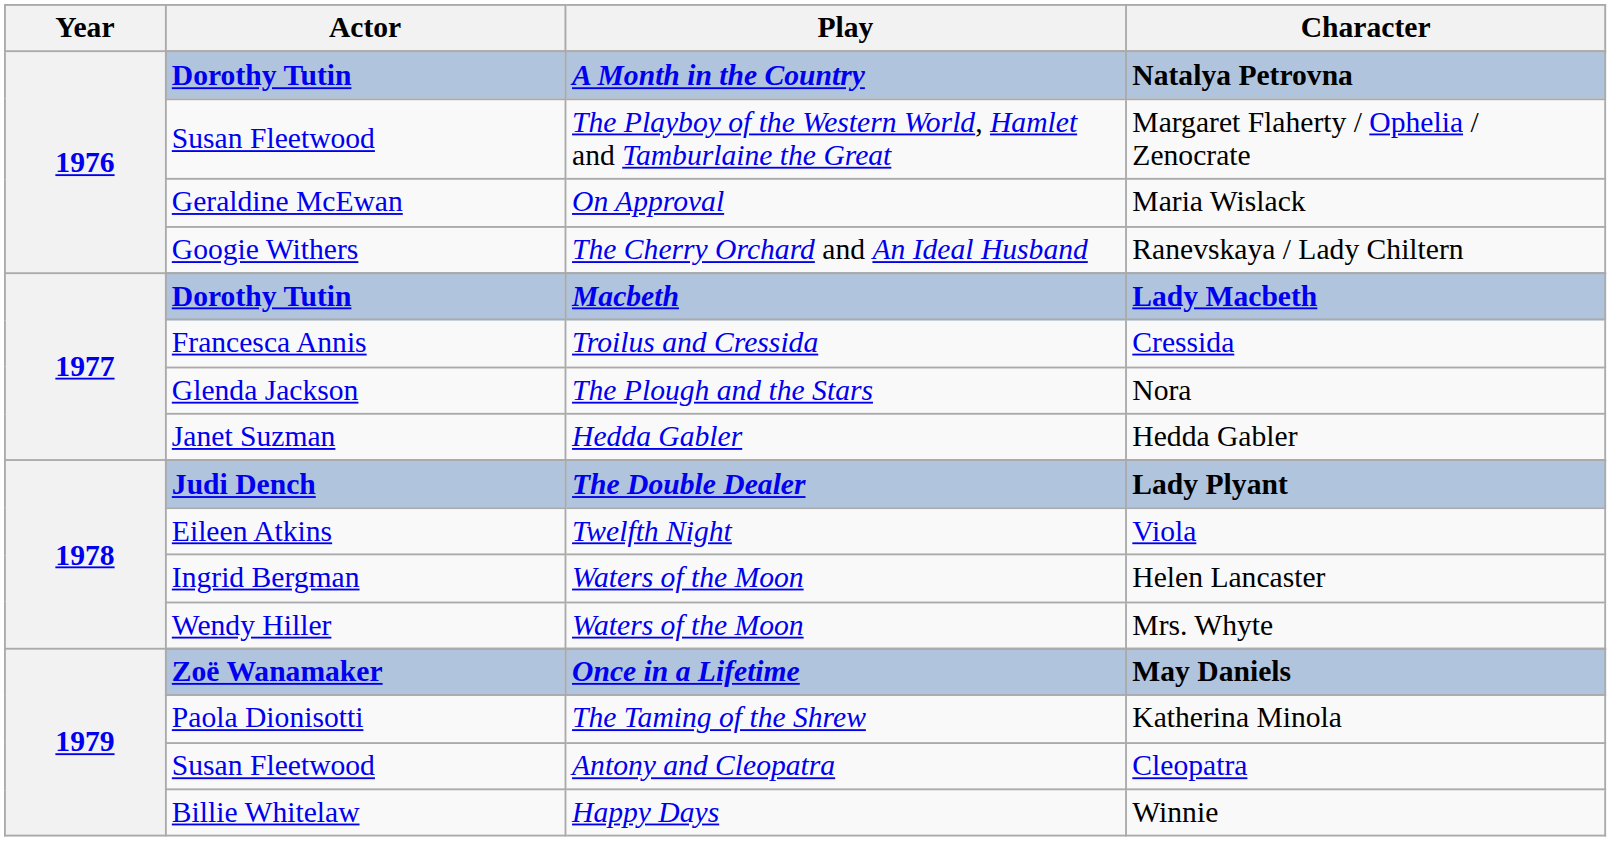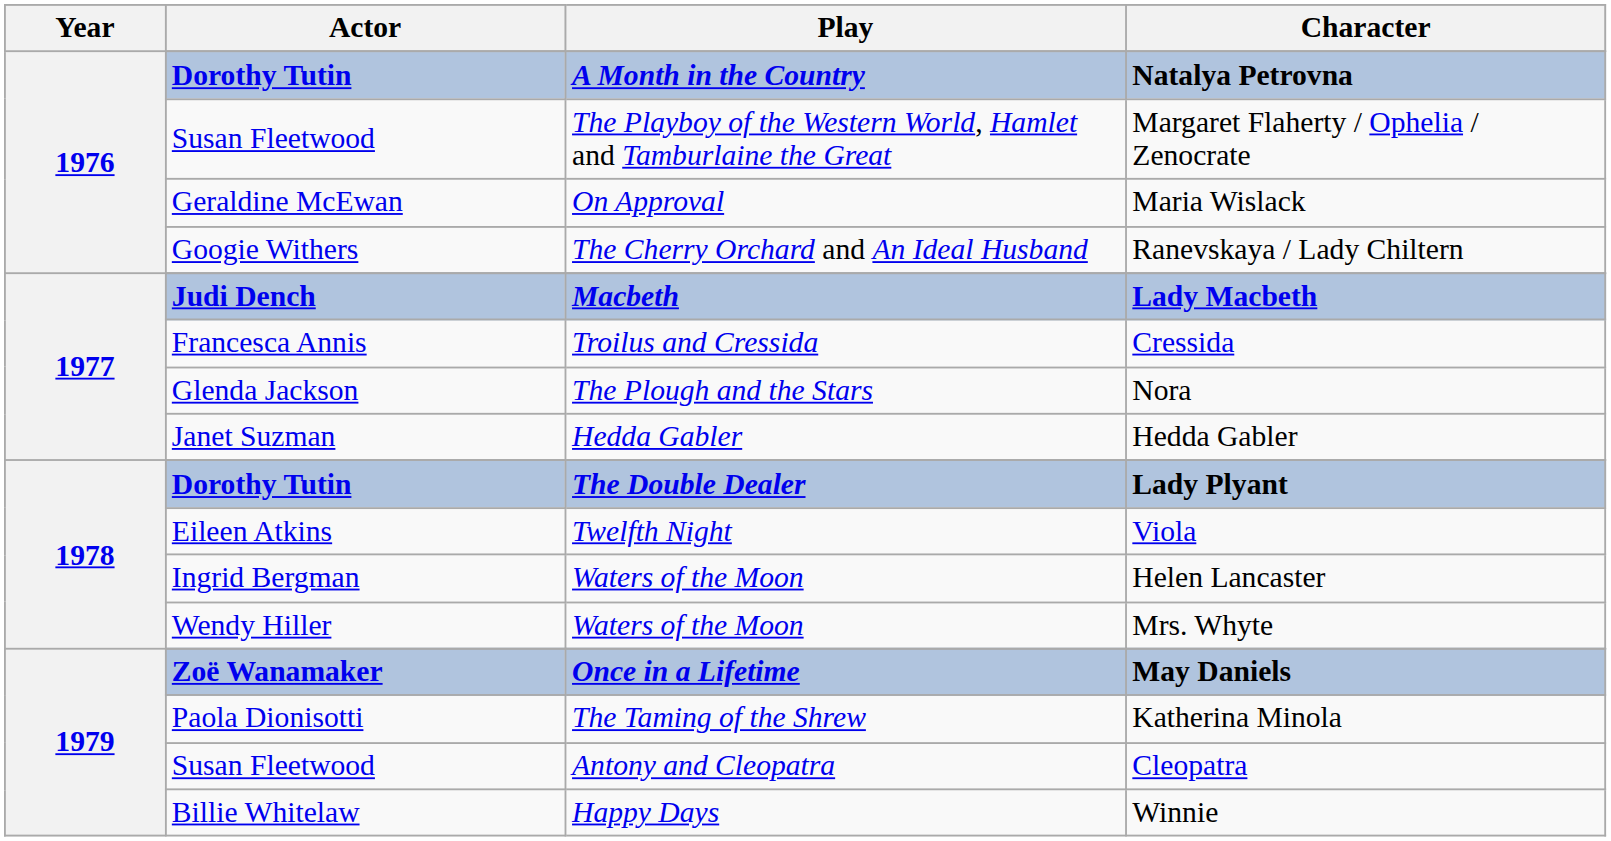(262, 295) Dorothy Tutin -> (244, 295) Judi Dench
(244, 483) Judi Dench -> (262, 483) Dorothy Tutin
